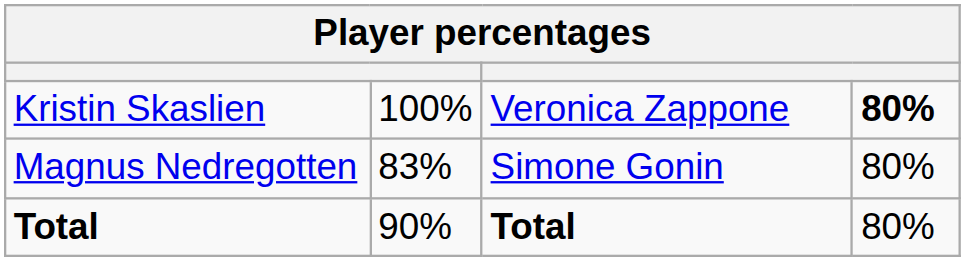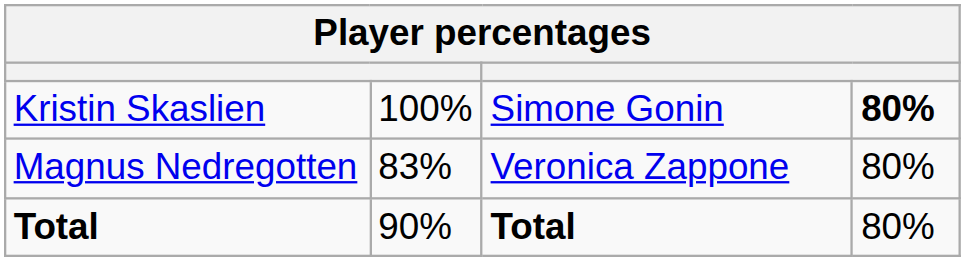(640, 109) Veronica Zappone -> (607, 109) Simone Gonin
(607, 167) Simone Gonin -> (640, 167) Veronica Zappone
